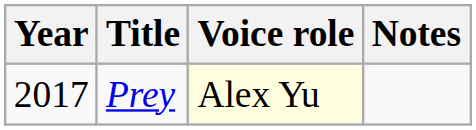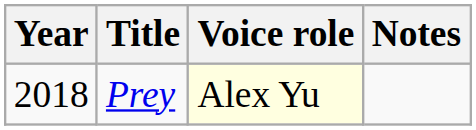(51, 93) 2017 -> (51, 93) 2018
